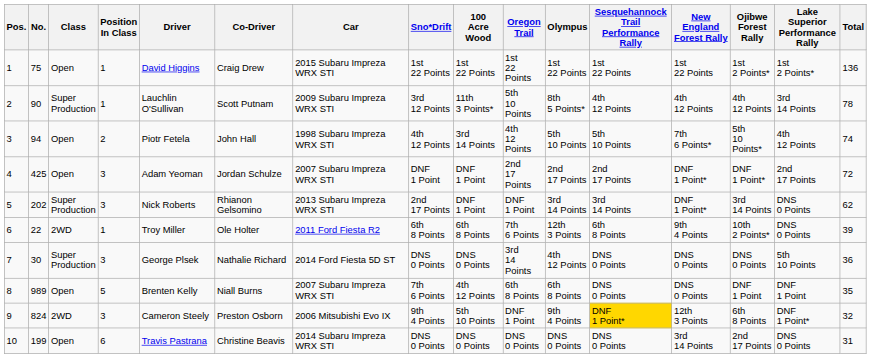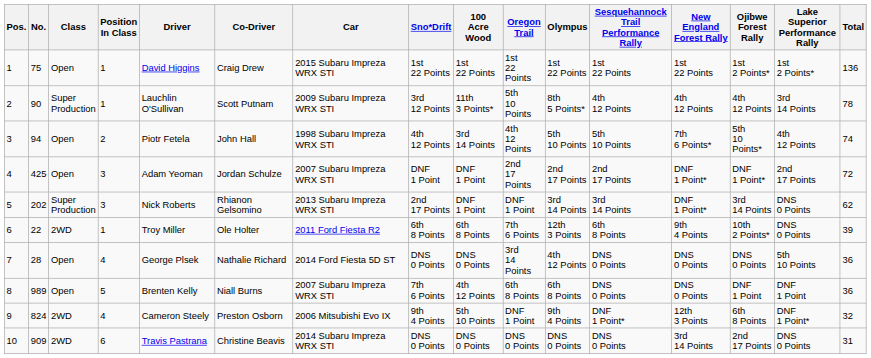(36, 260) 30 -> (36, 260) 28
(73, 260) Super Production -> (62, 260) Open
(103, 260) 3 -> (103, 260) 4
(848, 290) 35 -> (848, 290) 36
(103, 315) 3 -> (103, 315) 4
(608, 315) gold background -> (608, 315) no background
(39, 340) 199 -> (39, 340) 909
(62, 340) Open -> (61, 340) 2WD
